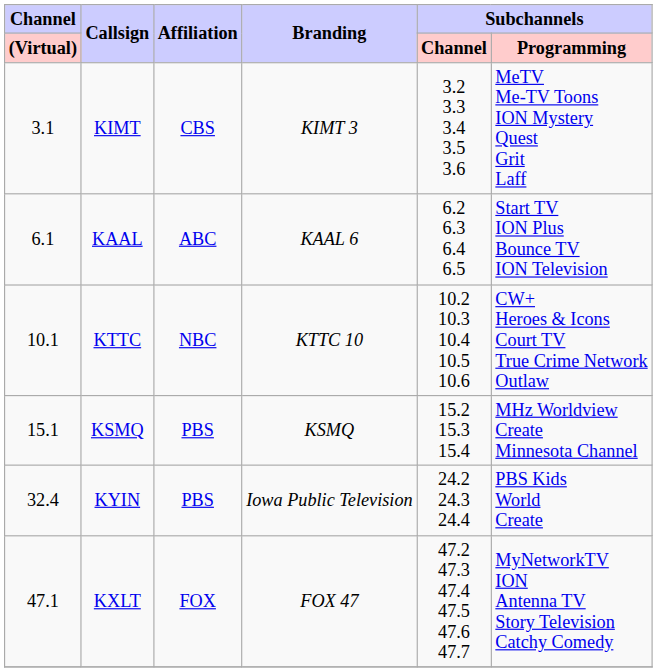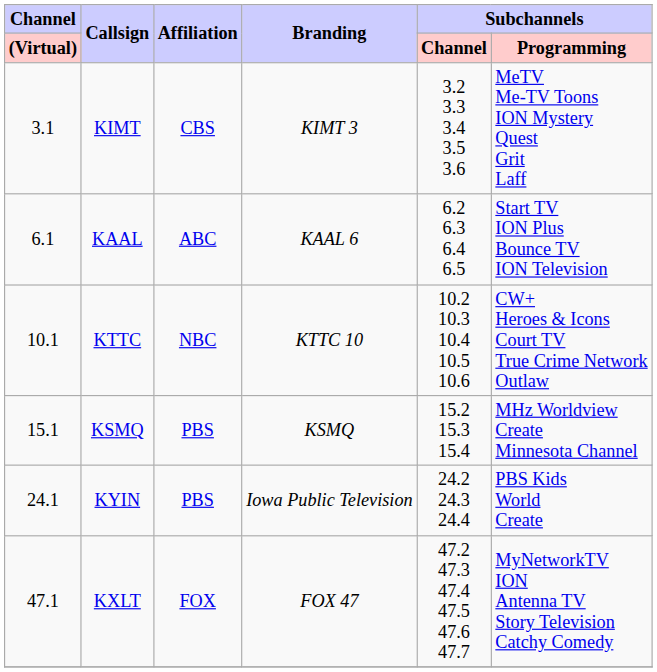(43, 500) 32.4 -> (43, 500) 24.1
